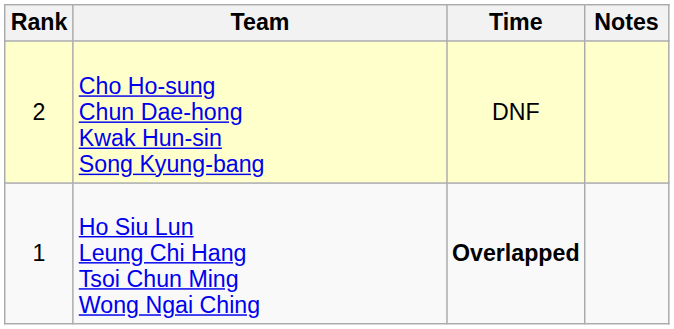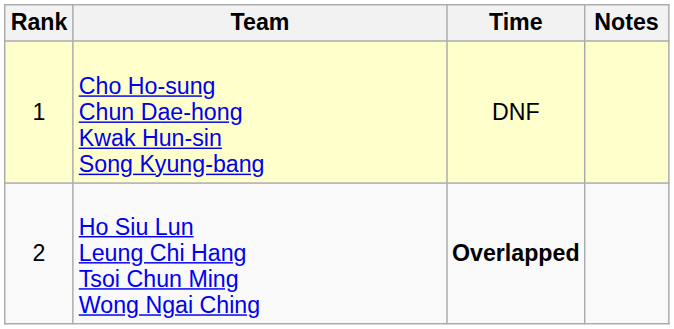(39, 111) 2 -> (39, 111) 1
(39, 253) 1 -> (39, 253) 2
